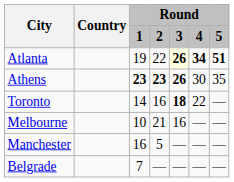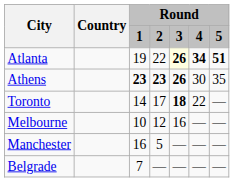(159, 101) 16 -> (159, 101) 17
(159, 123) 21 -> (159, 123) 12
